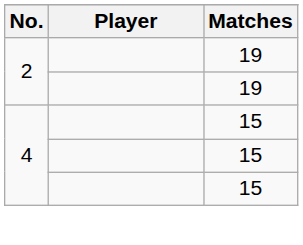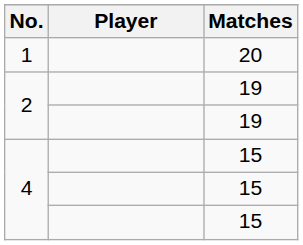+ row: (27, 54)
